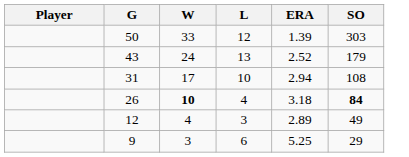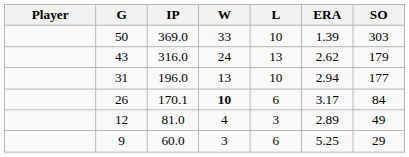+ column: (173, 15)
(244, 36) 12 -> (276, 36) 10
(300, 57) 2.52 -> (327, 57) 2.62
(188, 78) 17 -> (224, 78) 13
(356, 78) 108 -> (379, 78) 177
(244, 99) 4 -> (276, 99) 6
(300, 99) 3.18 -> (327, 99) 3.17
(356, 99) bold -> (379, 99) normal
